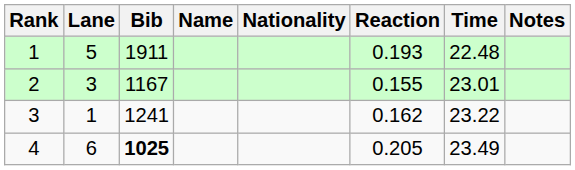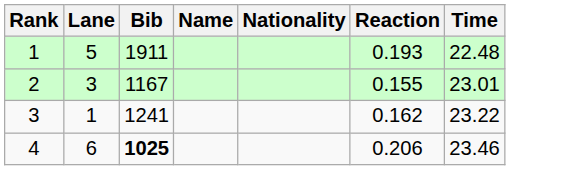- column: (537, 20)
(397, 148) 0.205 -> (397, 148) 0.206
(475, 148) 23.49 -> (475, 148) 23.46
